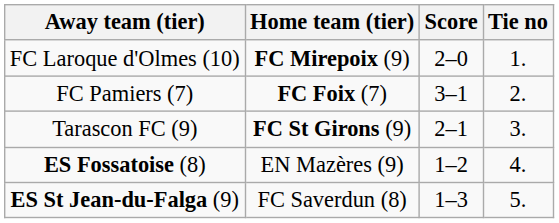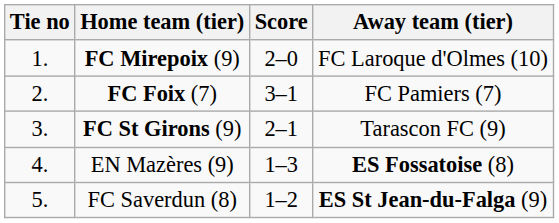columns swapped: (518, 22) <-> (125, 22)
(451, 164) 1–2 -> (281, 164) 1–3
(451, 199) 1–3 -> (281, 199) 1–2
